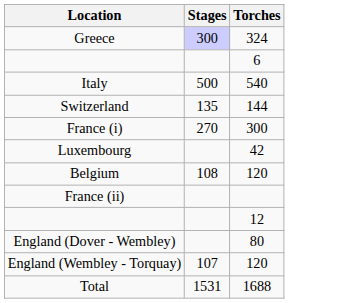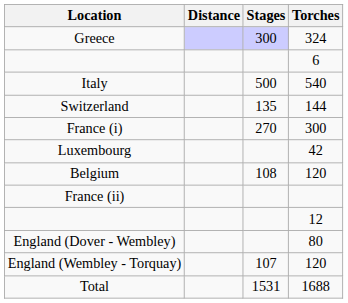+ column: (214, 15)
